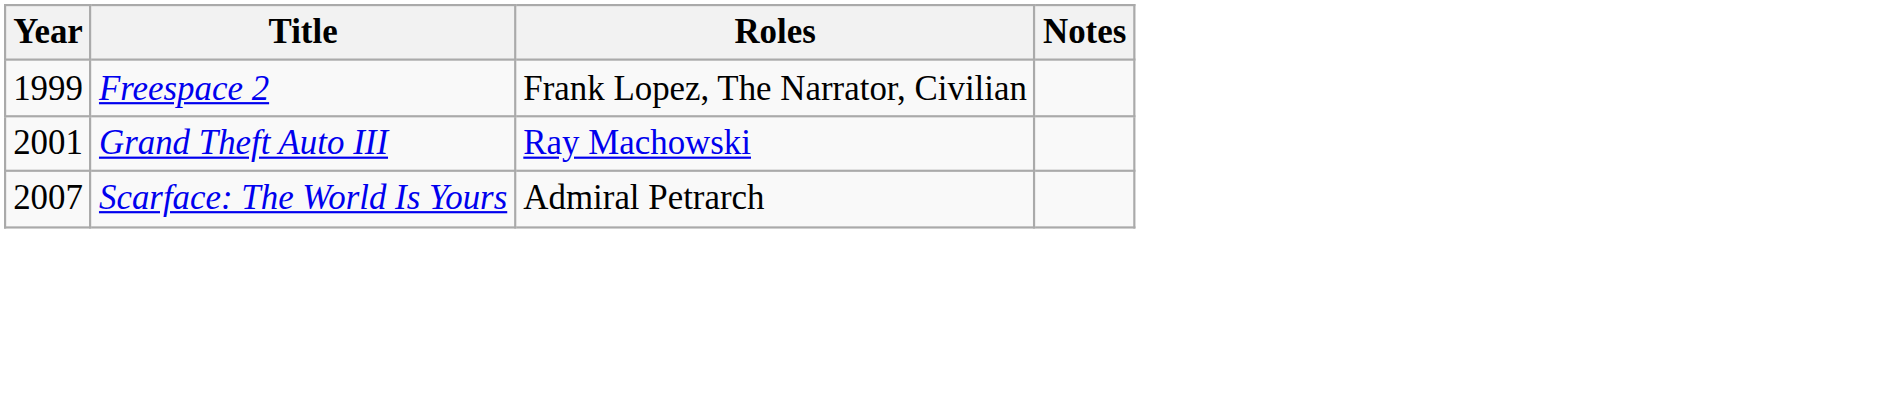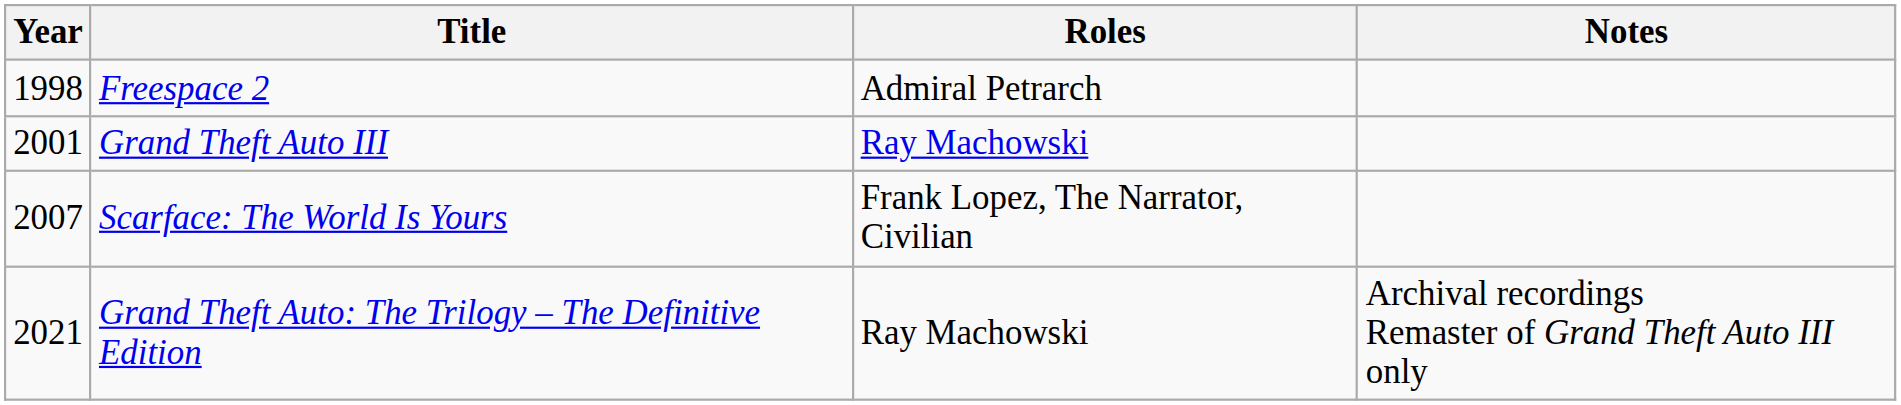(48, 87) 1999 -> (48, 87) 1998
(775, 87) Frank Lopez, The Narrator, Civilian -> (981, 87) Admiral Petrarch
(644, 198) Admiral Petrarch -> (1052, 217) Frank Lopez, The Narrator, Civilian
+ row: (430, 331)
